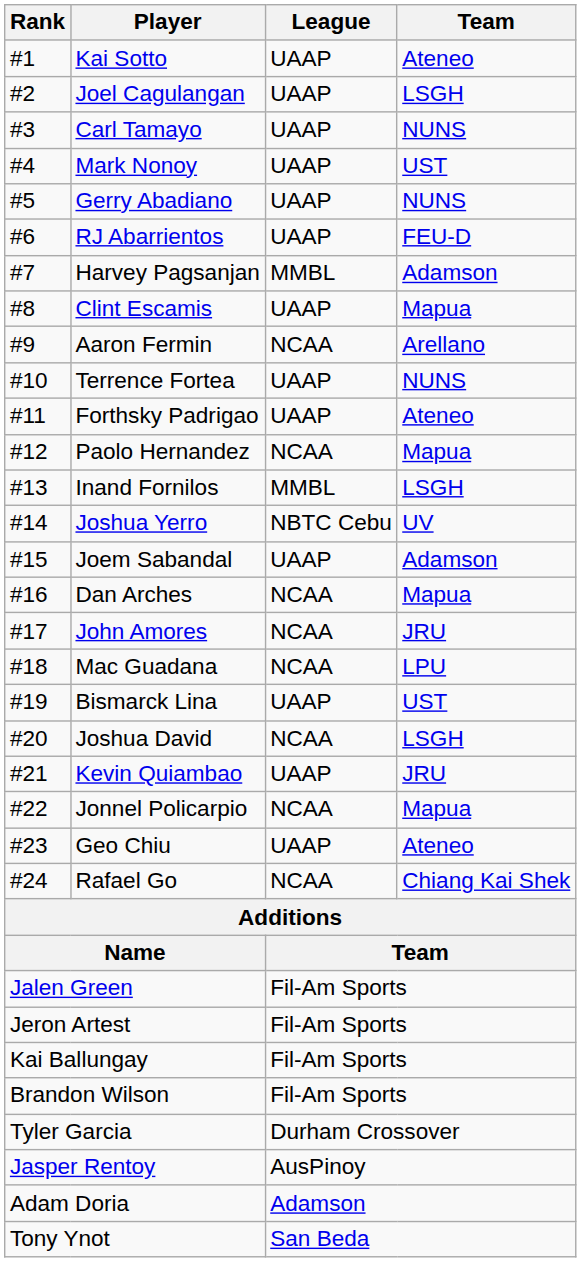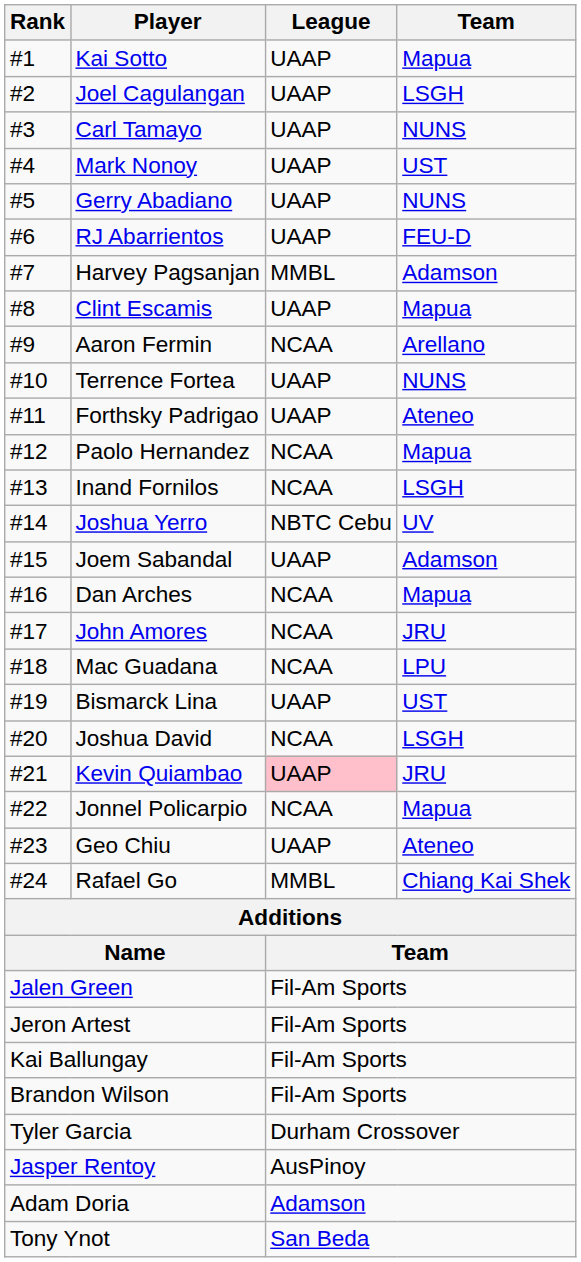(438, 58) Ateneo -> (437, 58) Mapua
(303, 487) MMBL -> (302, 487) NCAA
(301, 773) no background -> (301, 773) pink background
(302, 881) NCAA -> (303, 881) MMBL
